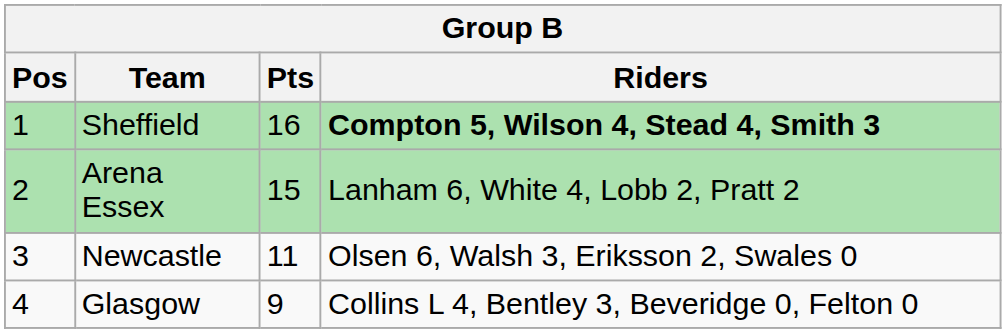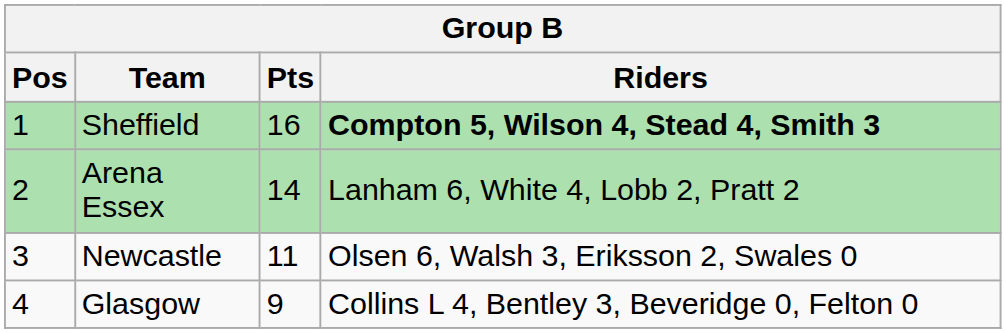(284, 190) 15 -> (284, 190) 14
